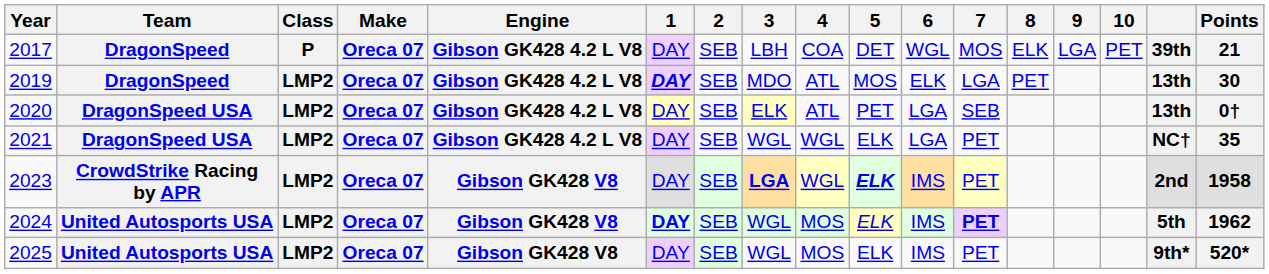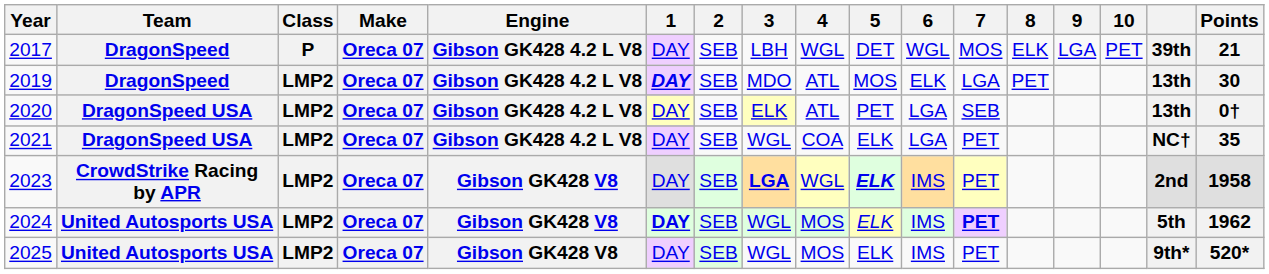(822, 50) COA -> (822, 50) WGL
(822, 140) WGL -> (822, 140) COA
